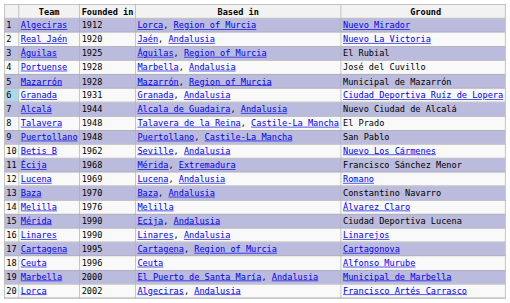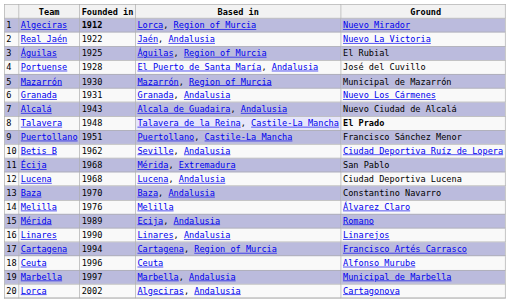(92, 25) normal -> (92, 25) bold
(92, 39) 1920 -> (92, 39) 1922
(187, 67) Marbella, Andalusia -> (228, 67) El Puerto de Santa María, Andalusia
(92, 81) 1928 -> (92, 81) 1930
(9, 95) lightblue background -> (9, 95) no background
(423, 95) Ciudad Deportiva Ruíz de Lopera -> (389, 95) Nuevo Los Cármenes
(92, 109) 1944 -> (92, 109) 1943
(238, 123) no background -> (238, 123) lavender background
(364, 123) normal -> (364, 123) bold
(92, 137) 1948 -> (92, 137) 1951
(366, 137) San Pablo -> (402, 137) Francisco Sánchez Menor
(389, 151) Nuevo Los Cármenes -> (423, 151) Ciudad Deportiva Ruíz de Lopera
(402, 165) Francisco Sánchez Menor -> (366, 165) San Pablo
(92, 179) 1969 -> (92, 179) 1968
(359, 179) Romano -> (402, 179) Ciudad Deportiva Lucena
(92, 221) 1990 -> (92, 221) 1989
(402, 221) Ciudad Deportiva Lucena -> (359, 221) Romano
(92, 249) 1995 -> (92, 249) 1994
(371, 249) Cartagonova -> (405, 249) Francisco Artés Carrasco
(92, 277) 2000 -> (92, 277) 1997
(228, 277) El Puerto de Santa María, Andalusia -> (187, 277) Marbella, Andalusia
(405, 291) Francisco Artés Carrasco -> (371, 291) Cartagonova
